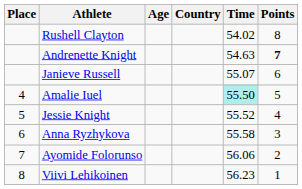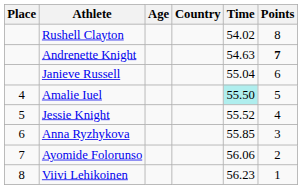(241, 74) 55.07 -> (241, 74) 55.04
(241, 134) 55.58 -> (241, 134) 55.85
